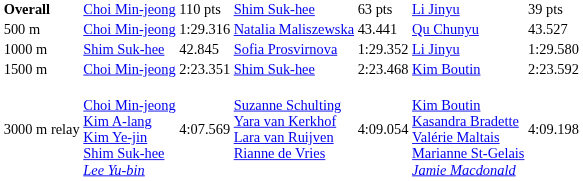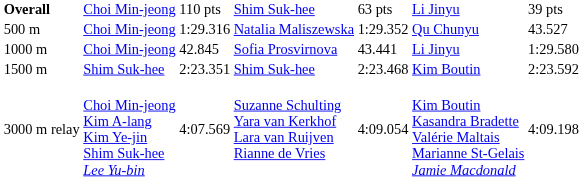(377, 29) 43.441 -> (383, 29) 1:29.352
(124, 49) Shim Suk-hee -> (129, 49) Choi Min-jeong
(383, 49) 1:29.352 -> (377, 49) 43.441
(129, 69) Choi Min-jeong -> (124, 69) Shim Suk-hee
